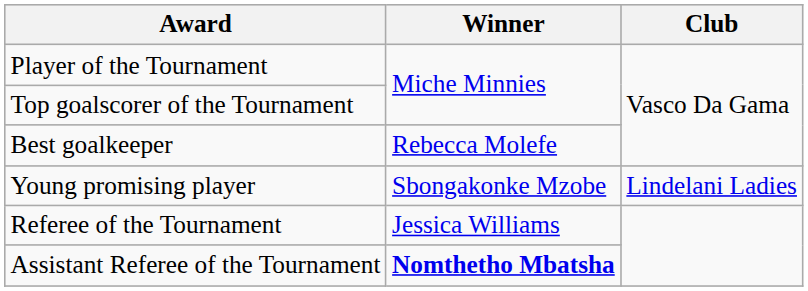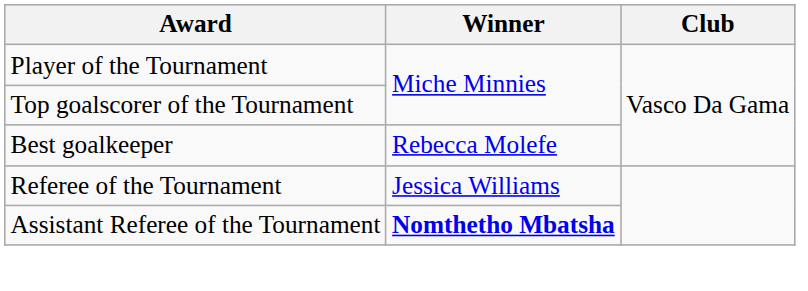- row: (133, 184)
